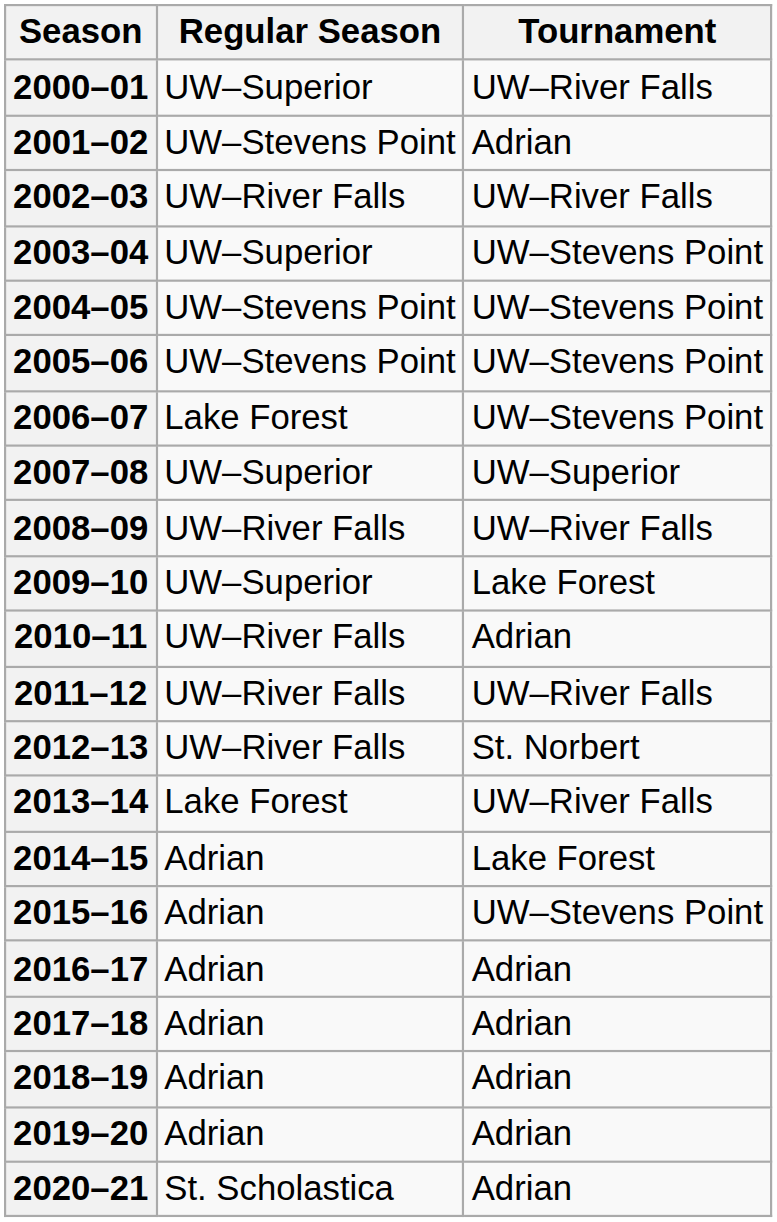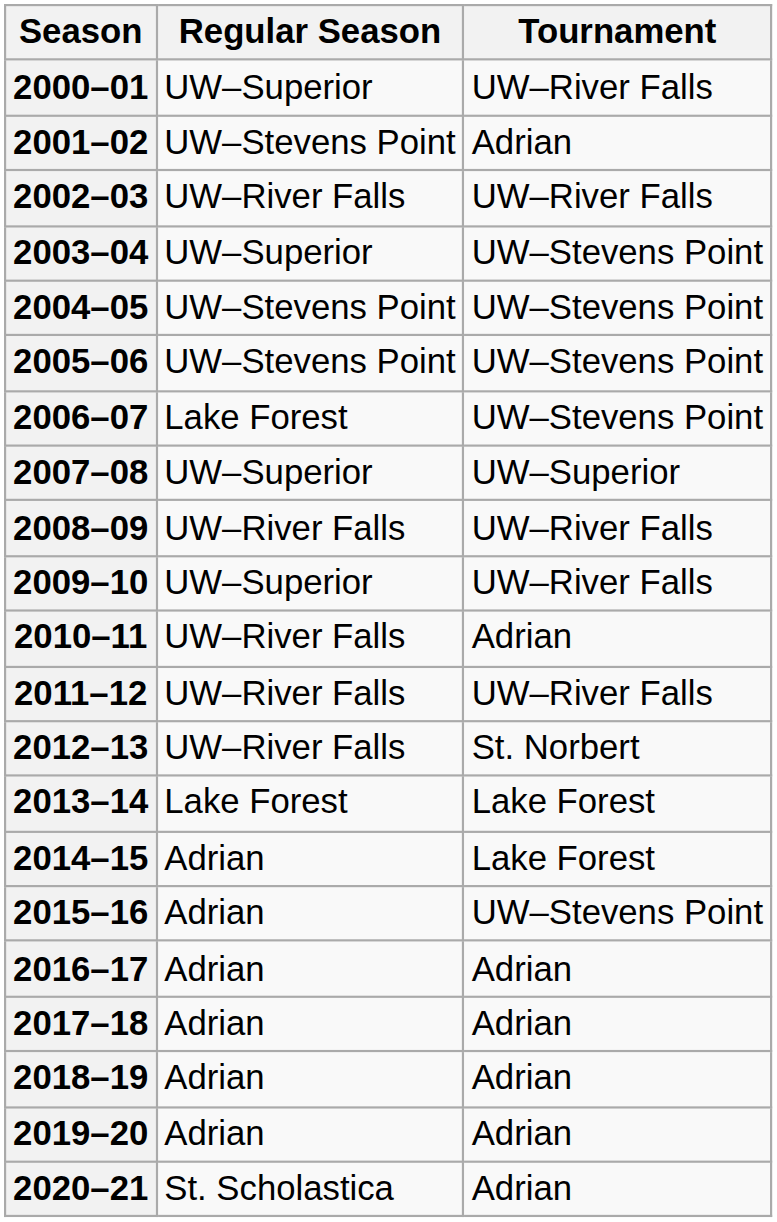(563, 582) Lake Forest -> (592, 582) UW–River Falls
(592, 802) UW–River Falls -> (563, 802) Lake Forest
